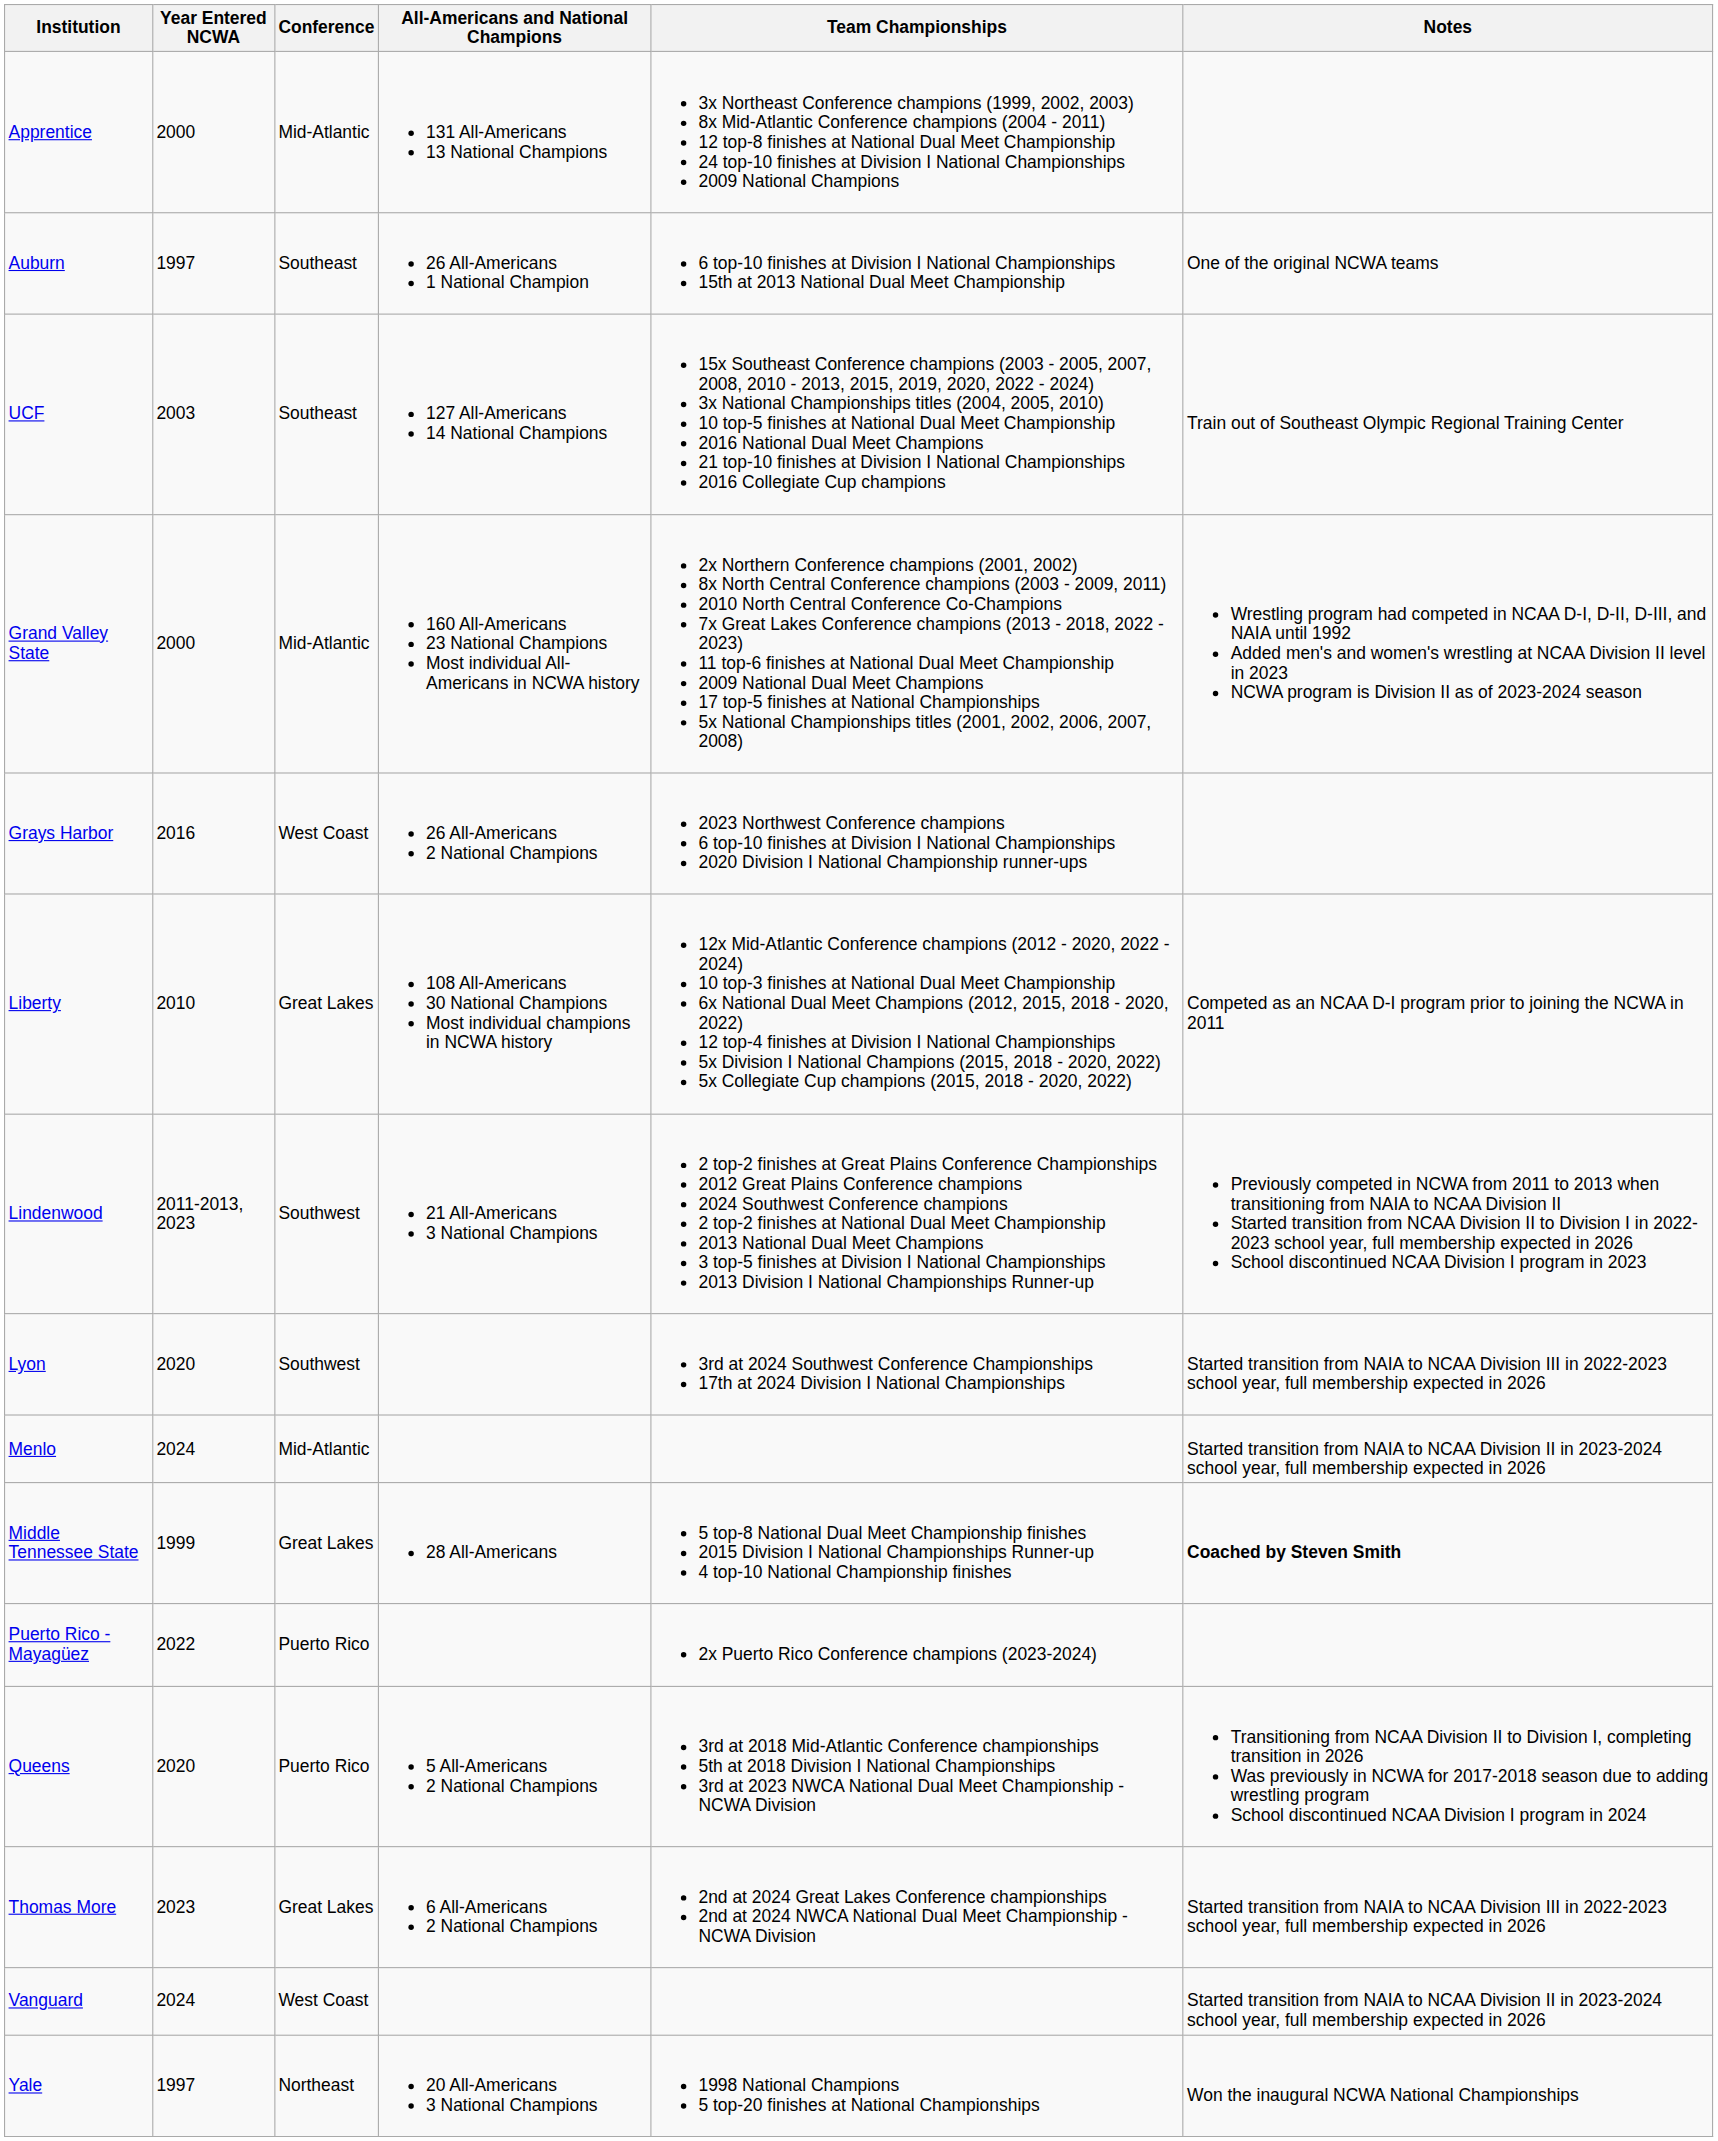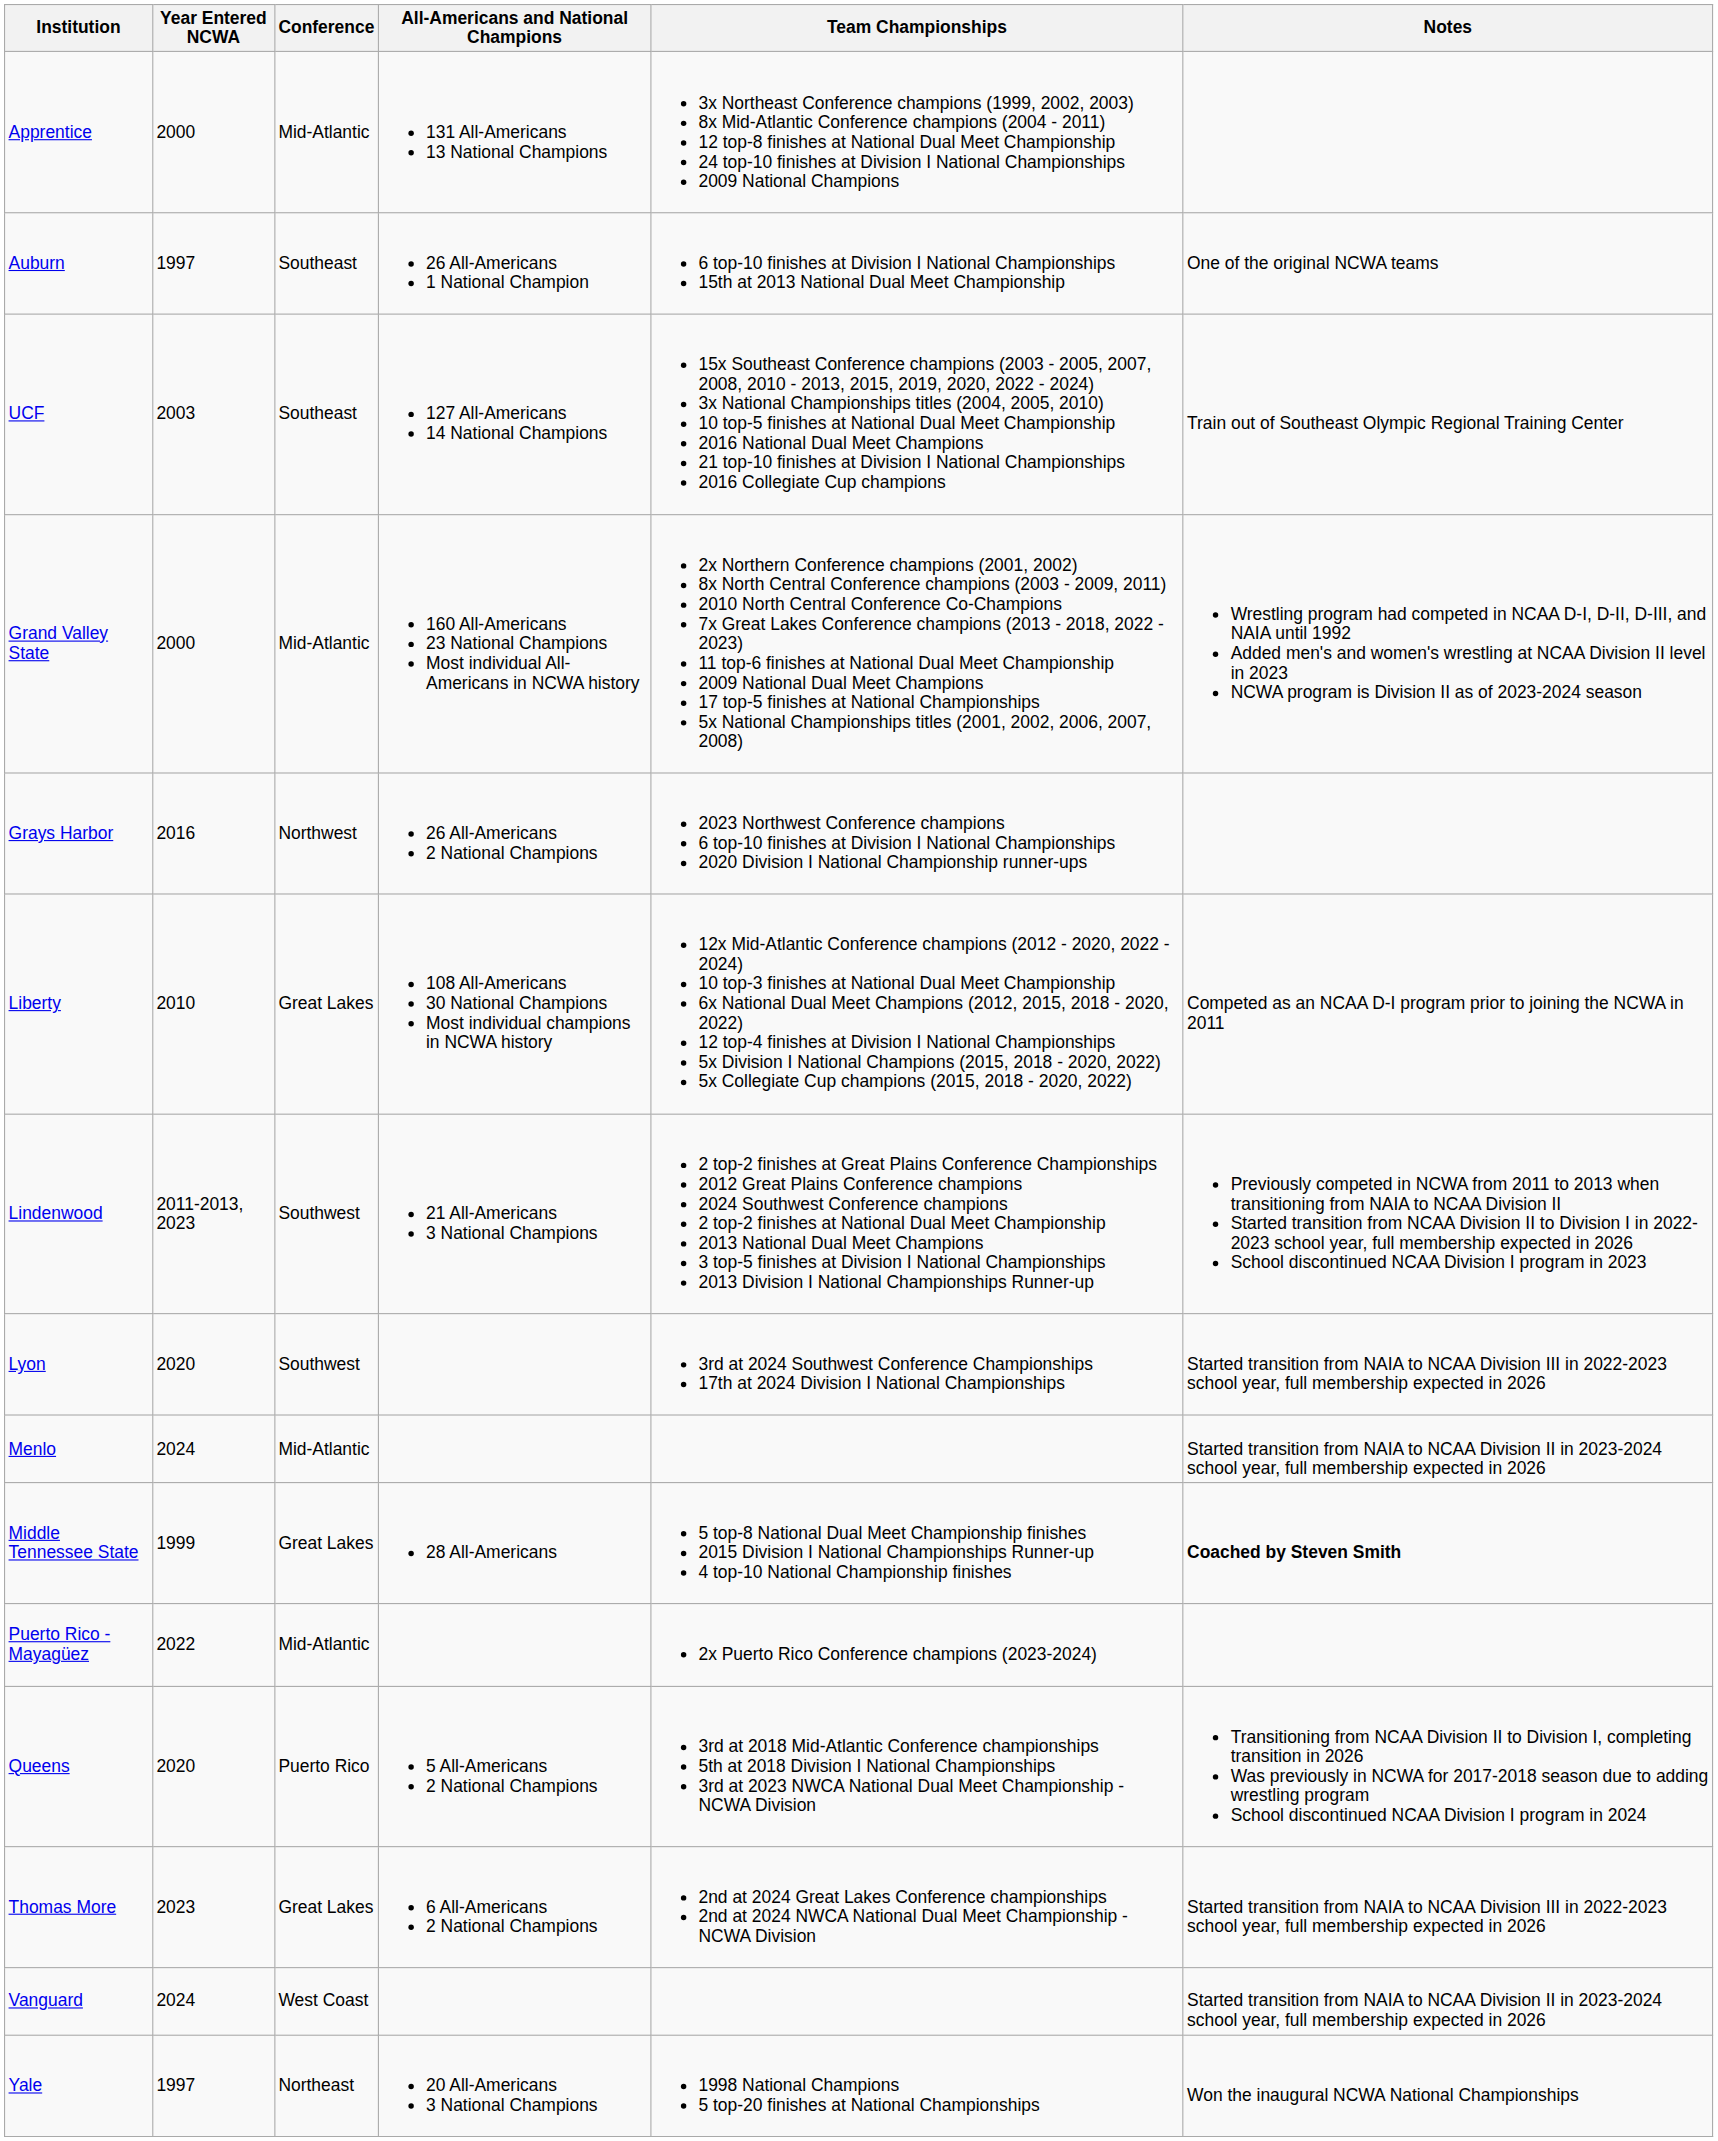(323, 833) West Coast -> (318, 833) Northwest
(324, 1644) Puerto Rico -> (324, 1644) Mid-Atlantic
